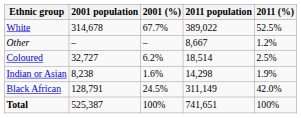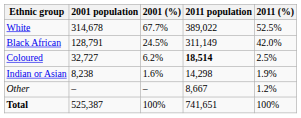rows swapped: (34, 89) <-> (18, 43)
(199, 58) normal -> (199, 58) bold
